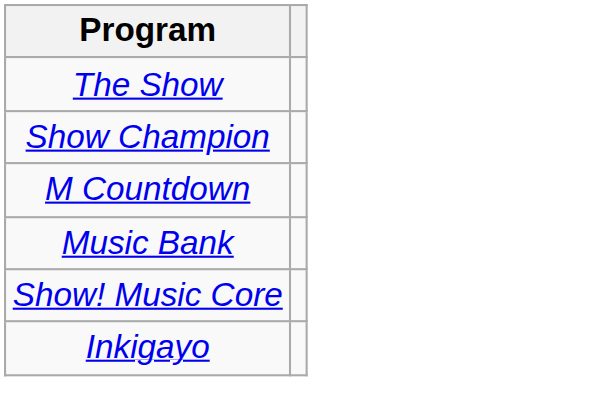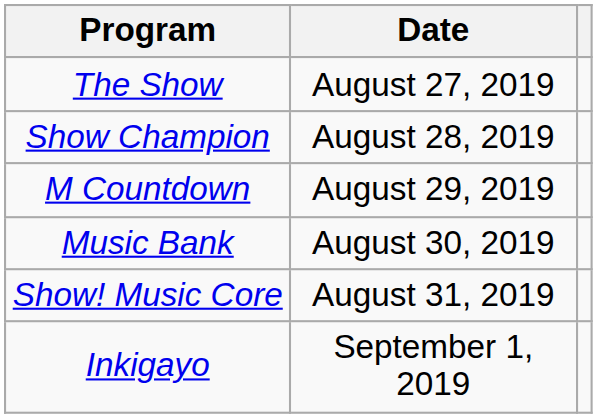+ column: (433, 30)
